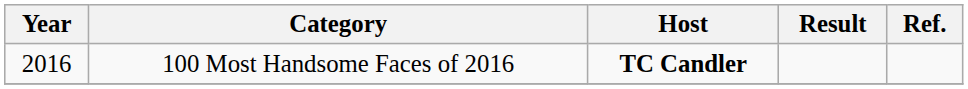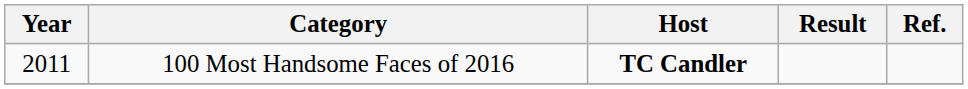(47, 63) 2016 -> (47, 63) 2011
